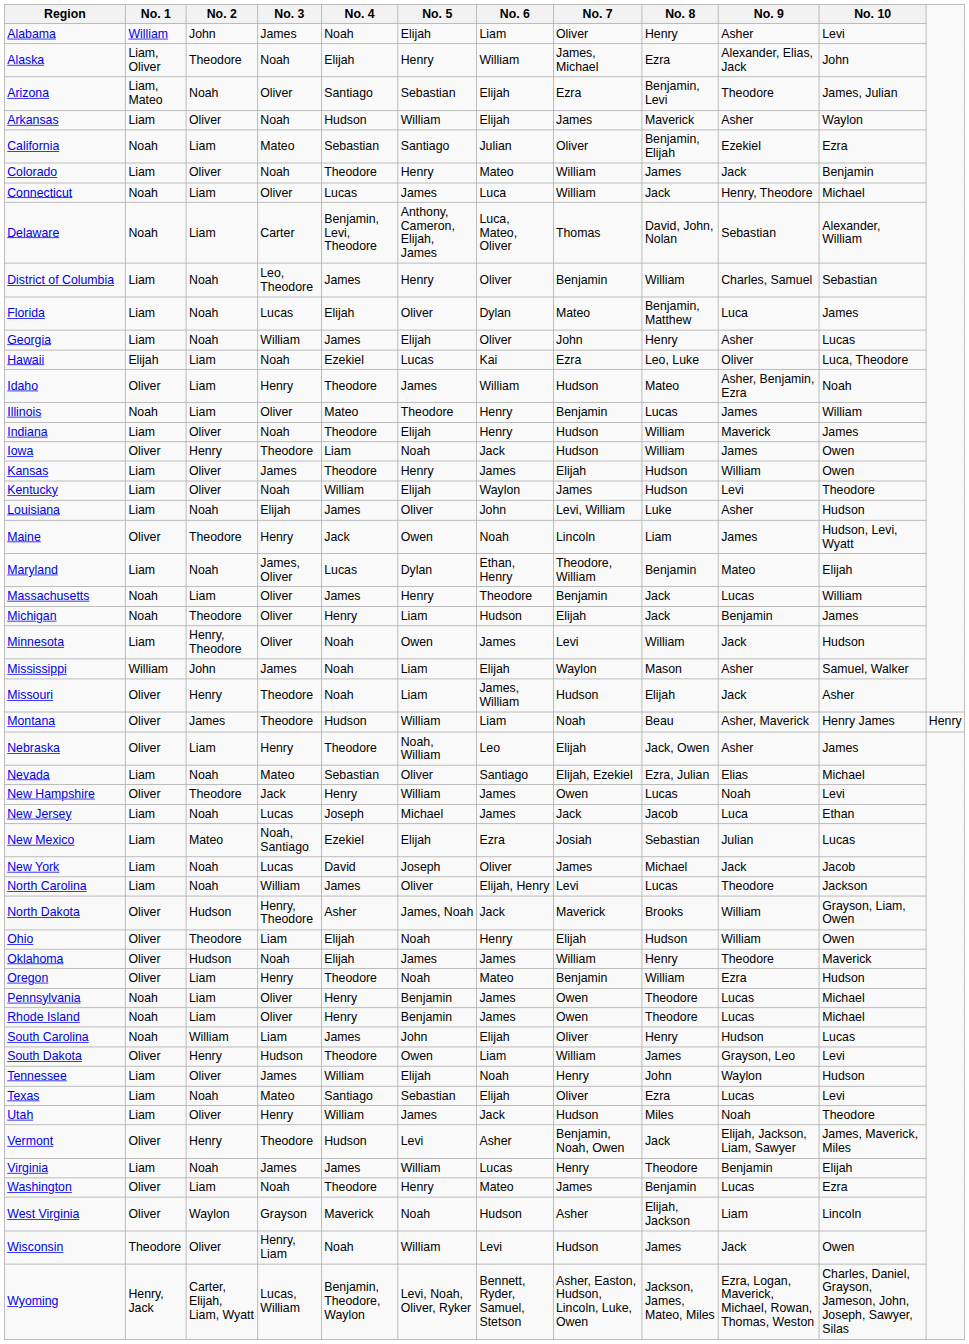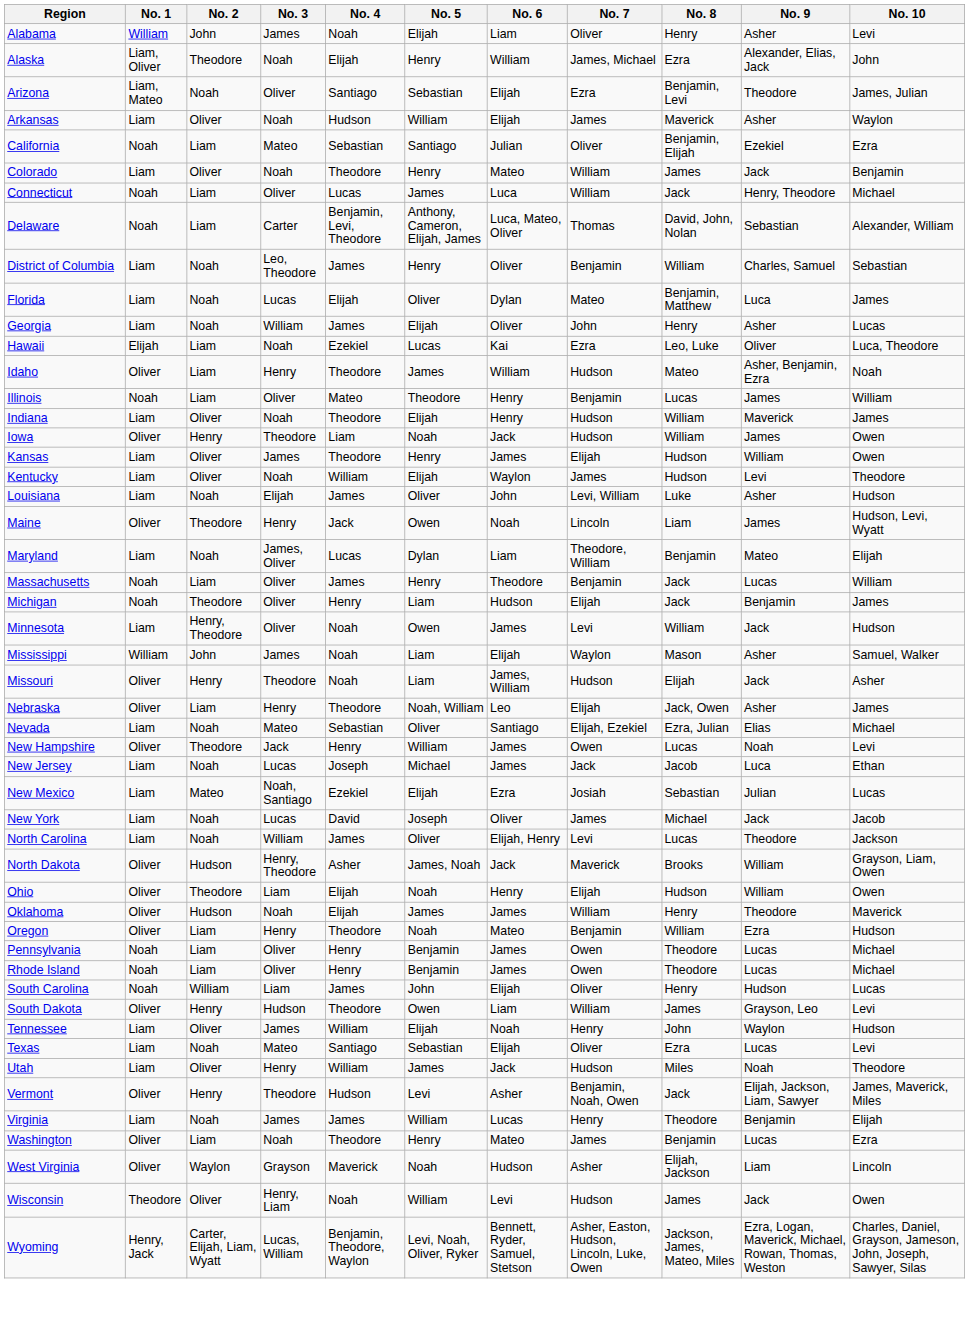(497, 570) Ethan, Henry -> (503, 556) Liam
- row: (31, 721)
